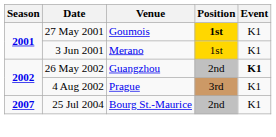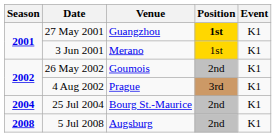(129, 32) Goumois -> (135, 32) Guangzhou
(135, 68) Guangzhou -> (129, 68) Goumois
(254, 68) bold -> (254, 68) normal
(23, 105) 2007 -> (23, 105) 2004
+ row: (81, 123)
